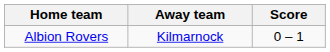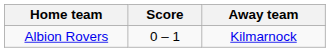columns swapped: (289, 15) <-> (190, 15)
